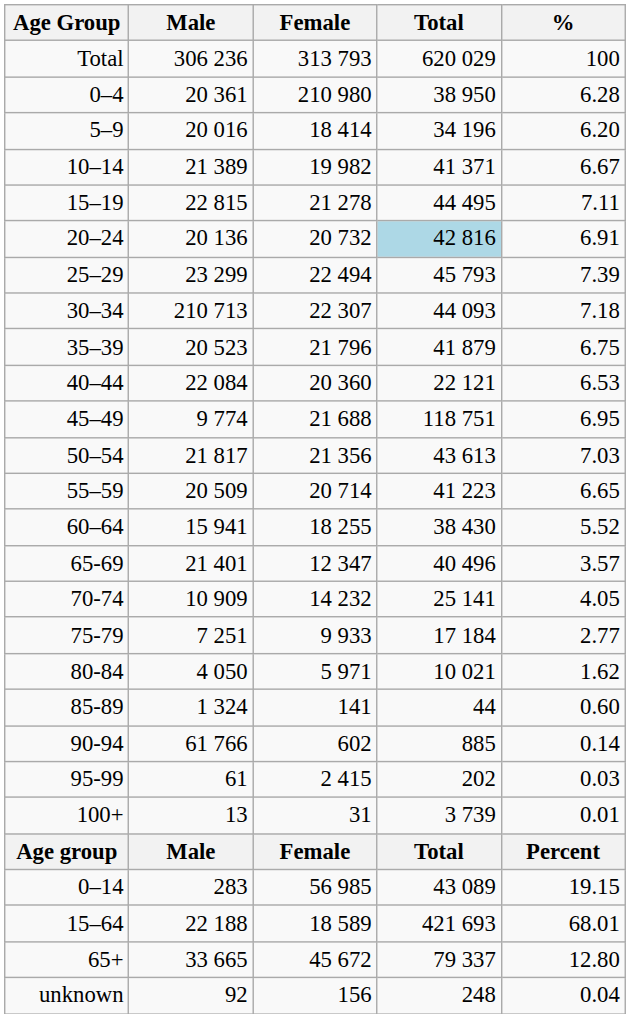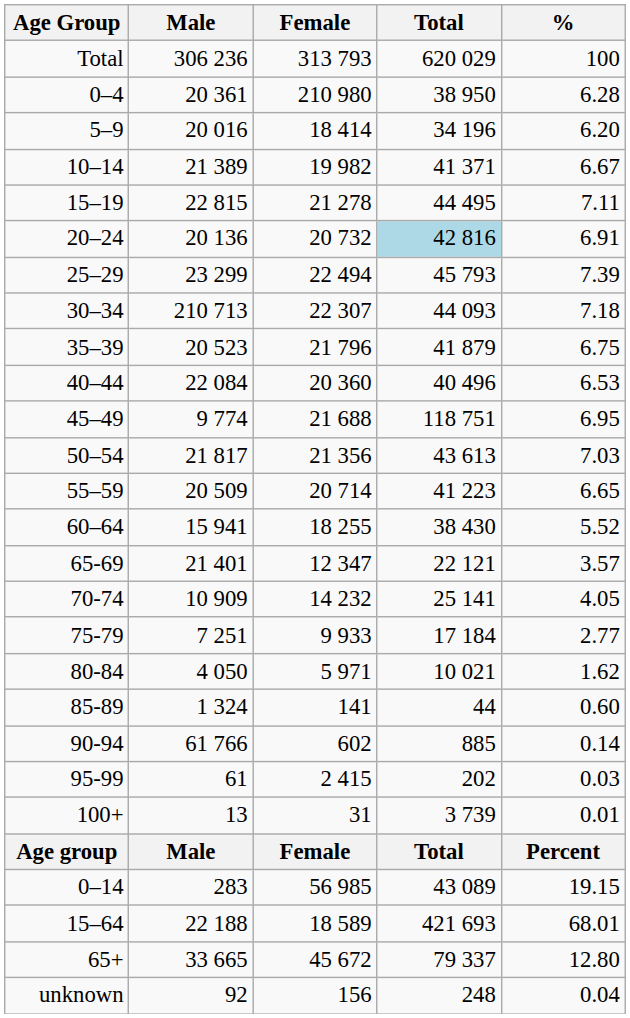(465, 382) 22 121 -> (465, 382) 40 496
(465, 563) 40 496 -> (465, 563) 22 121
